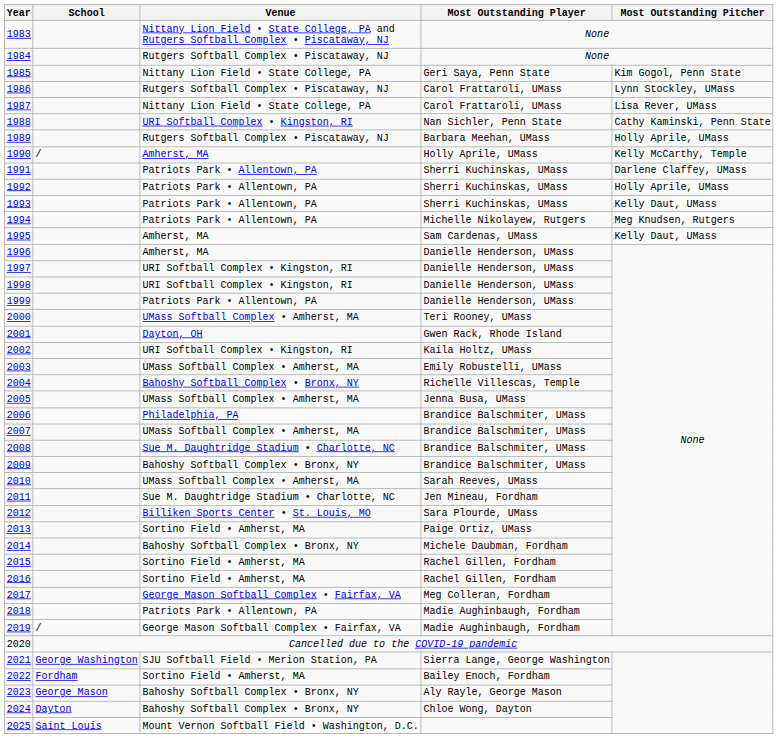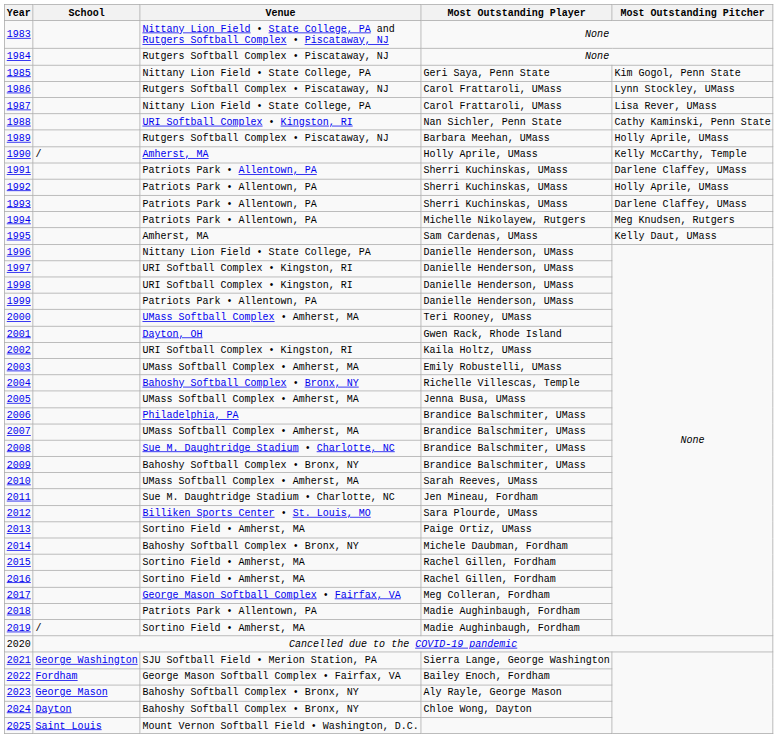(666, 204) Kelly Daut, UMass -> (681, 204) Darlene Claffey, UMass
(175, 252) Amherst, MA -> (257, 252) Nittany Lion Field • State College, PA
(272, 628) George Mason Softball Complex • Fairfax, VA -> (224, 628) Sortino Field • Amherst, MA
(224, 677) Sortino Field • Amherst, MA -> (272, 677) George Mason Softball Complex • Fairfax, VA
